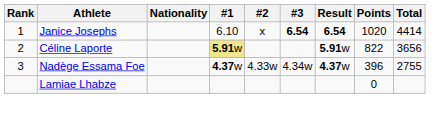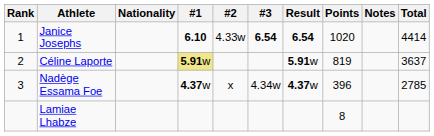+ column: (380, 13)
(227, 31) normal -> (195, 37) bold
(262, 31) x -> (231, 37) 4.33w
(374, 48) 822 -> (342, 61) 819
(409, 48) 3656 -> (414, 61) 3637
(262, 66) 4.33w -> (231, 85) x
(409, 66) 2755 -> (414, 85) 2785
(374, 84) 0 -> (342, 115) 8
